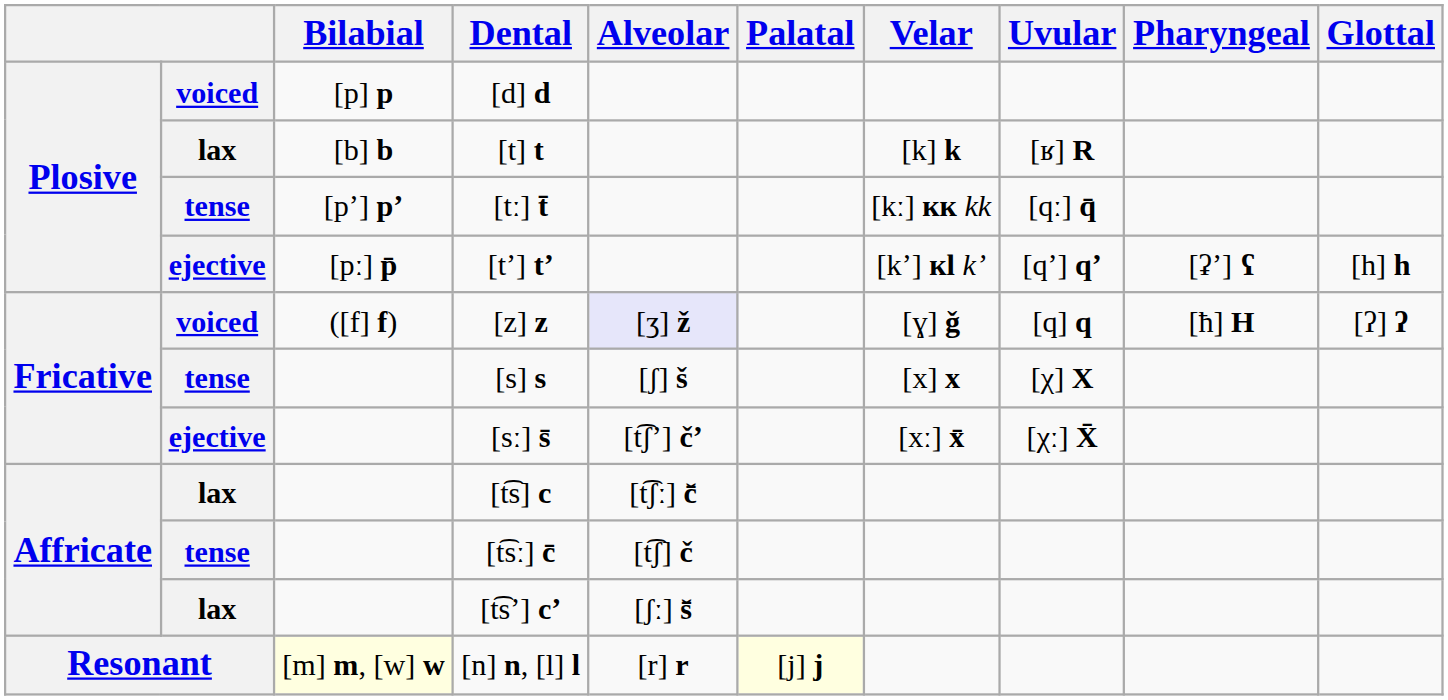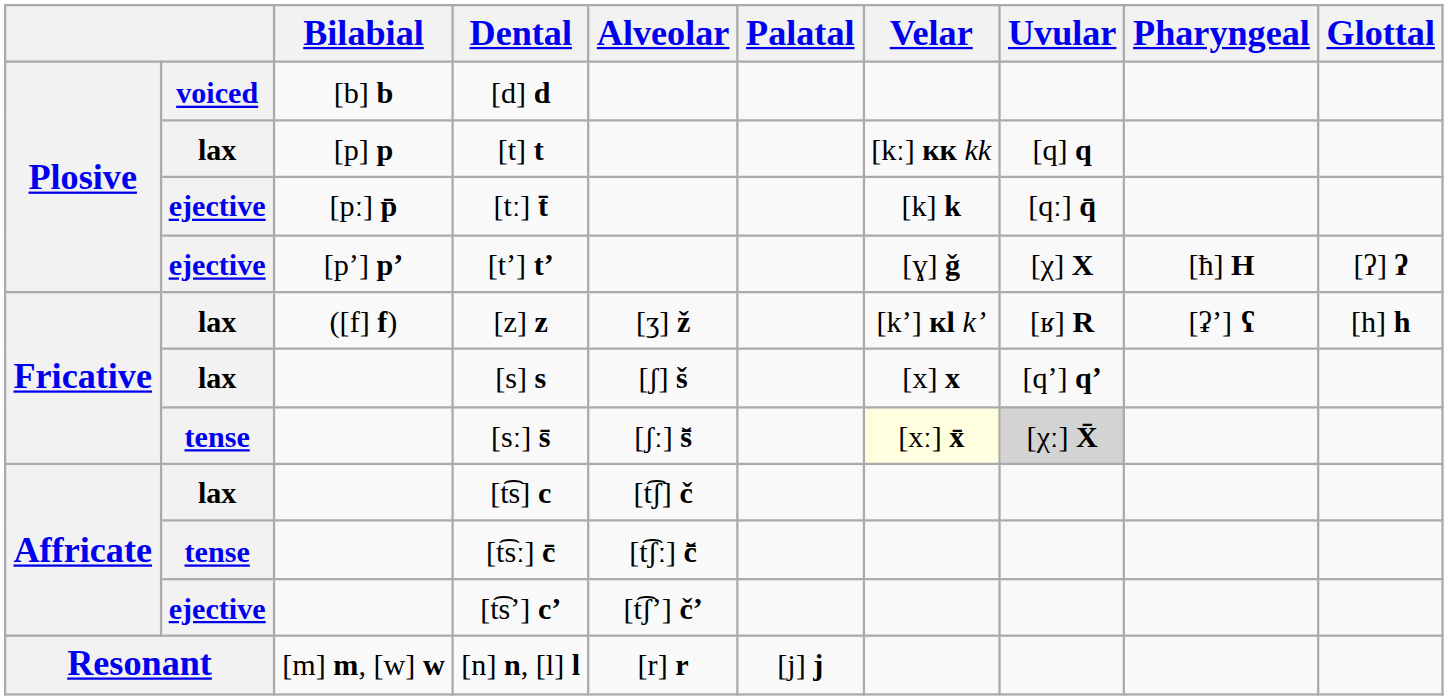(363, 92) [p] p -> (363, 92) [b] b
(363, 150) [b] b -> (363, 150) [p] p
(931, 150) [k] k -> (931, 150) [kː] кк kk
(1062, 150) [ʁ] R -> (1062, 150) [q] q
(217, 207) tense -> (217, 207) ejective
(363, 207) [pʼ] pʼ -> (363, 207) [pː] p̄
(931, 207) [kː] кк kk -> (931, 207) [k] k
(363, 264) [pː] p̄ -> (363, 264) [pʼ] pʼ
(931, 264) [kʼ] кӏ kʼ -> (931, 264) [ɣ] ǧ
(1062, 264) [qʼ] qʼ -> (1062, 264) [χ] X
(1221, 262) [ʡʼ] ʕ -> (1221, 264) [ħ] H
(1381, 264) [h] h -> (1381, 264) [ʔ] ʔ
(217, 322) voiced -> (217, 322) lax
(663, 322) lavender background -> (663, 322) no background
(931, 322) [ɣ] ǧ -> (931, 322) [kʼ] кӏ kʼ
(1062, 322) [q] q -> (1062, 322) [ʁ] R
(1221, 322) [ħ] H -> (1221, 319) [ʡʼ] ʕ
(1381, 322) [ʔ] ʔ -> (1381, 322) [h] h
(217, 379) tense -> (217, 379) lax
(1062, 379) [χ] X -> (1062, 379) [qʼ] qʼ
(217, 436) ejective -> (217, 436) tense
(663, 436) [t͡ʃʼ] čʼ -> (663, 436) [ʃː] s̄̌
(931, 436) no background -> (931, 436) lightyellow background
(1062, 436) no background -> (1062, 436) lightgrey background
(663, 494) [t͡ʃː] c̄̌ -> (663, 494) [t͡ʃ] č
(663, 551) [t͡ʃ] č -> (663, 551) [t͡ʃː] c̄̌
(217, 608) lax -> (217, 608) ejective
(663, 608) [ʃː] s̄̌ -> (663, 608) [t͡ʃʼ] čʼ
(363, 666) lightyellow background -> (363, 666) no background
(800, 666) lightyellow background -> (800, 666) no background
